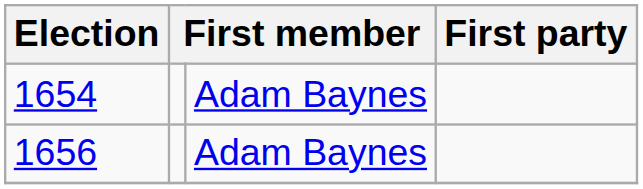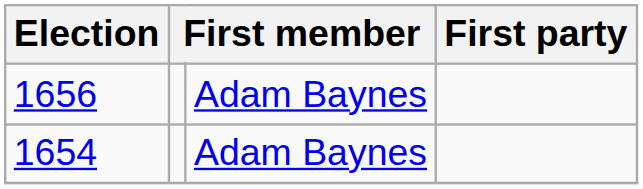rows swapped: (55, 93) <-> (55, 152)
